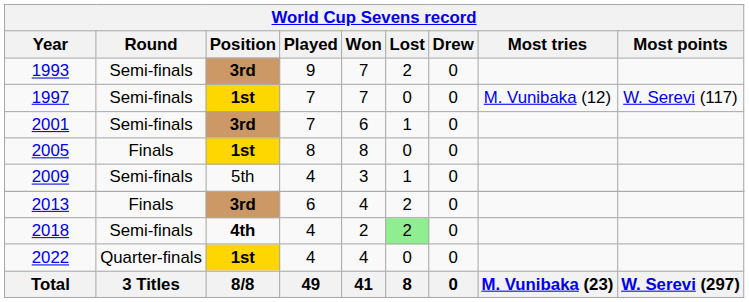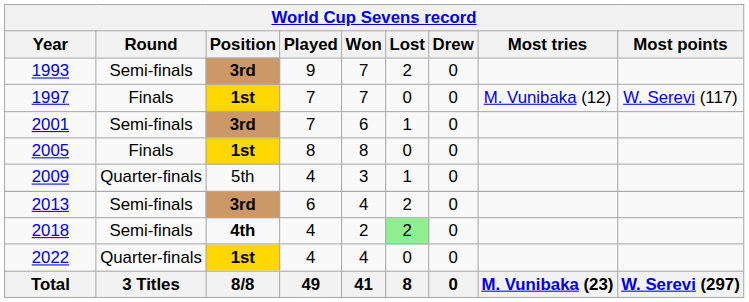(151, 97) Semi-finals -> (151, 97) Finals
(151, 177) Semi-finals -> (151, 177) Quarter-finals
(151, 204) Finals -> (151, 204) Semi-finals
